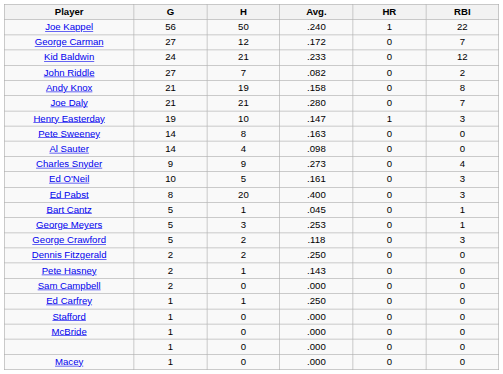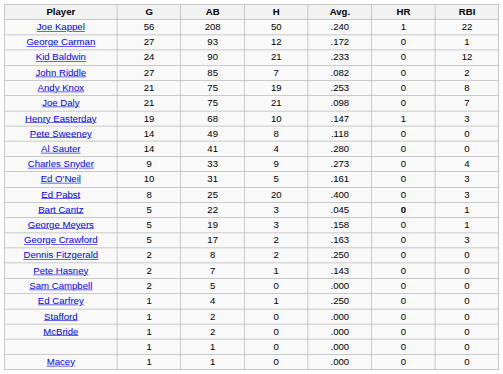+ column: (213, 12)
(462, 42) 7 -> (467, 42) 1
(316, 88) .158 -> (340, 88) .253
(316, 103) .280 -> (340, 103) .098
(316, 133) .163 -> (340, 133) .118
(316, 149) .098 -> (340, 149) .280
(243, 210) 1 -> (276, 210) 3
(389, 210) normal -> (403, 210) bold
(316, 225) .253 -> (340, 225) .158
(316, 240) .118 -> (340, 240) .163
